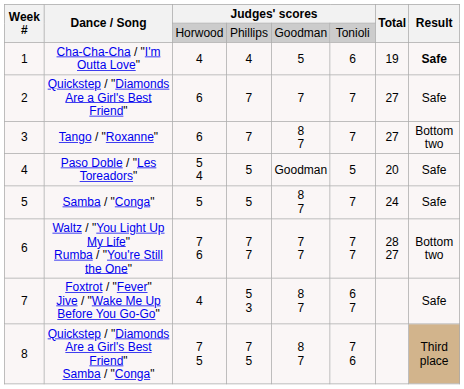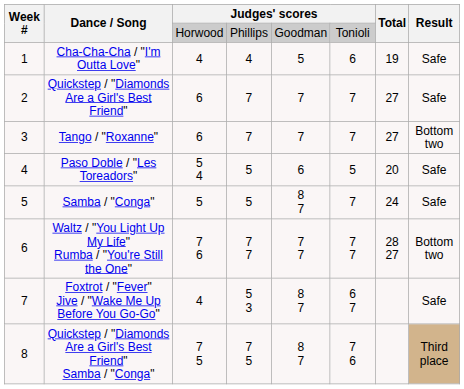(434, 58) bold -> (434, 58) normal
(301, 137) 8 7 -> (301, 137) 7
(301, 169) Goodman -> (301, 169) 6
